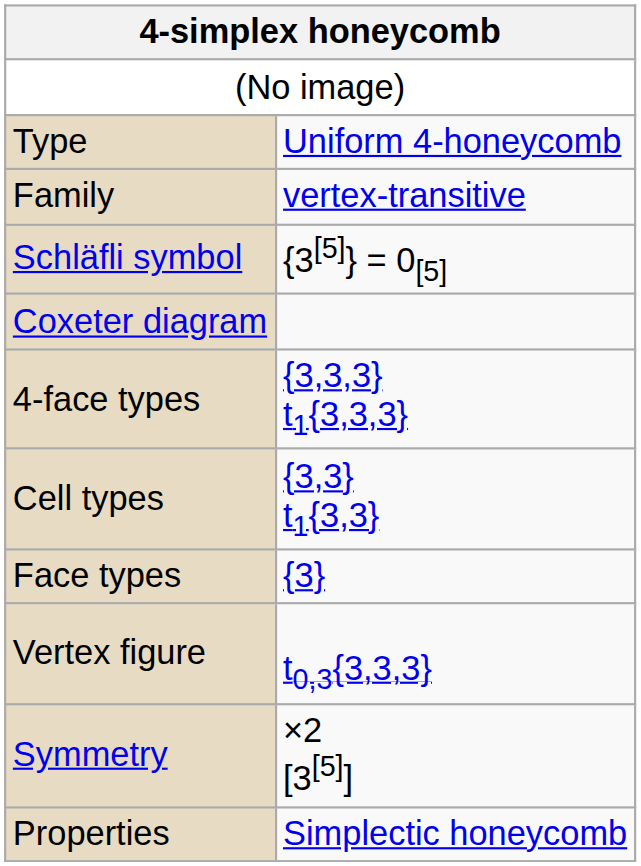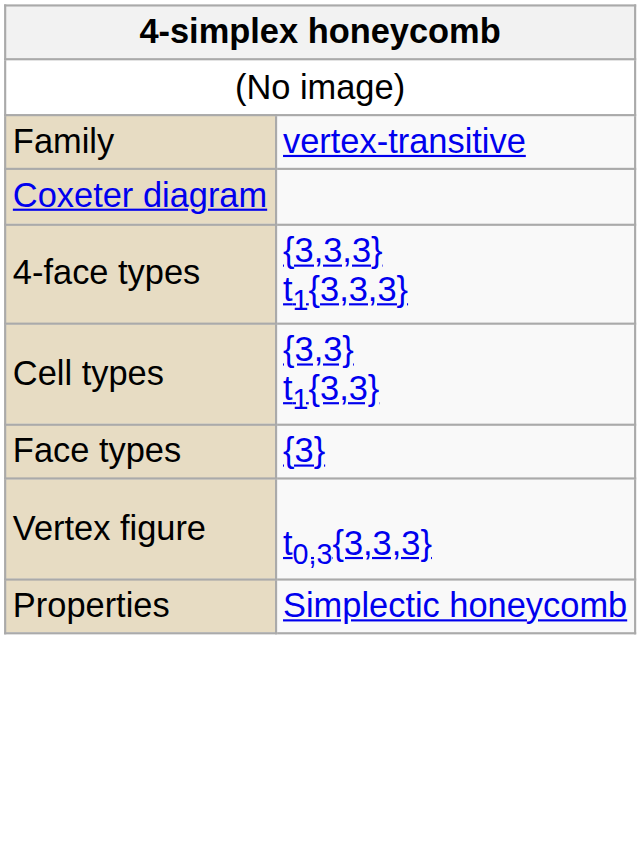- row: (50, 141)
- row: (128, 258)
- row: (90, 754)
